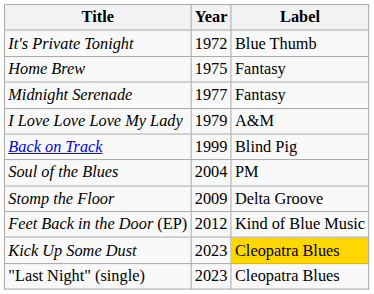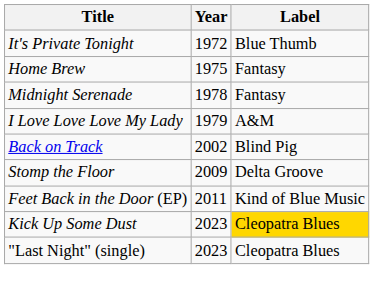(211, 95) 1977 -> (211, 95) 1978
(211, 146) 1999 -> (211, 146) 2002
- row: (63, 172)
(211, 224) 2012 -> (211, 198) 2011
